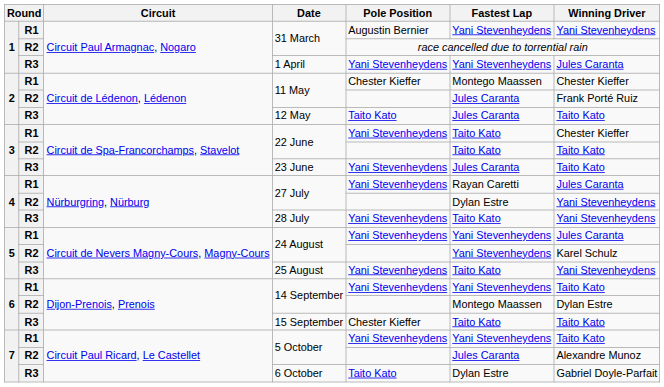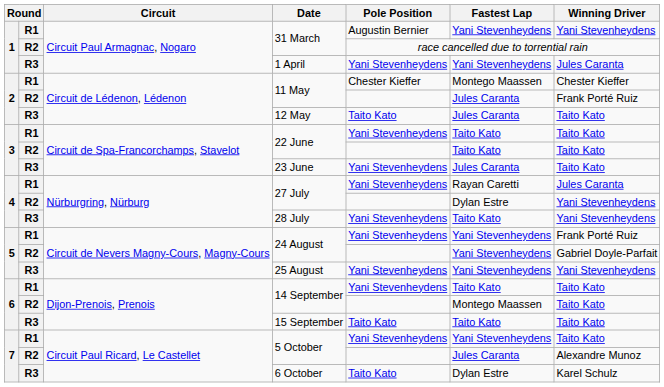(593, 133) Chester Kieffer -> (581, 133) Taito Kato
(590, 236) Jules Caranta -> (597, 236) Frank Porté Ruiz
(587, 253) Karel Schulz -> (607, 253) Gabriel Doyle-Parfait
(477, 270) Taito Kato -> (502, 270) Yani Stevenheydens
(502, 287) Yani Stevenheydens -> (477, 287) Taito Kato
(585, 304) Dylan Estre -> (581, 304) Taito Kato
(384, 321) Chester Kieffer -> (372, 321) Taito Kato
(607, 373) Gabriel Doyle-Parfait -> (587, 373) Karel Schulz
